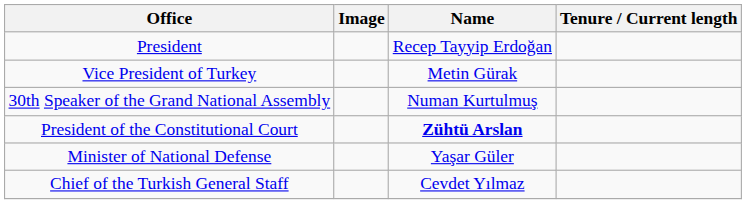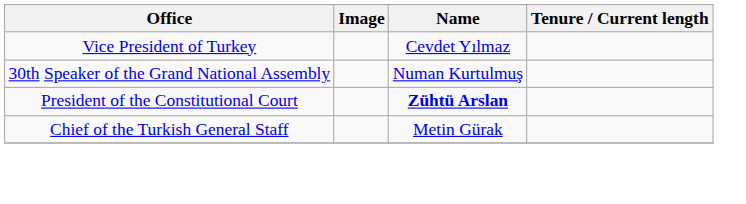- row: (169, 45)
(472, 73) Metin Gürak -> (458, 45) Cevdet Yılmaz
- row: (169, 156)
(472, 184) Cevdet Yılmaz -> (458, 128) Metin Gürak
